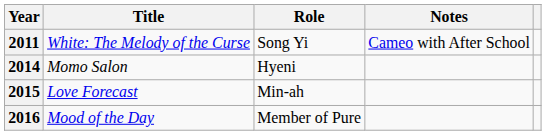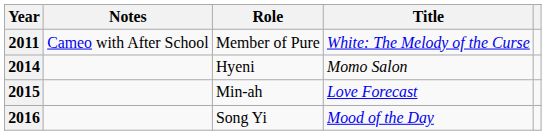columns swapped: (149, 17) <-> (449, 17)
(283, 42) Song Yi -> (268, 42) Member of Pure
(309, 117) Member of Pure -> (241, 117) Song Yi
